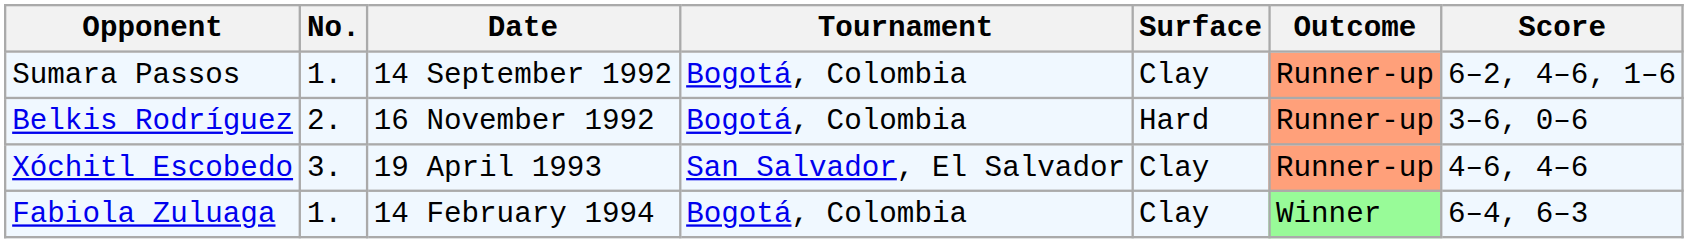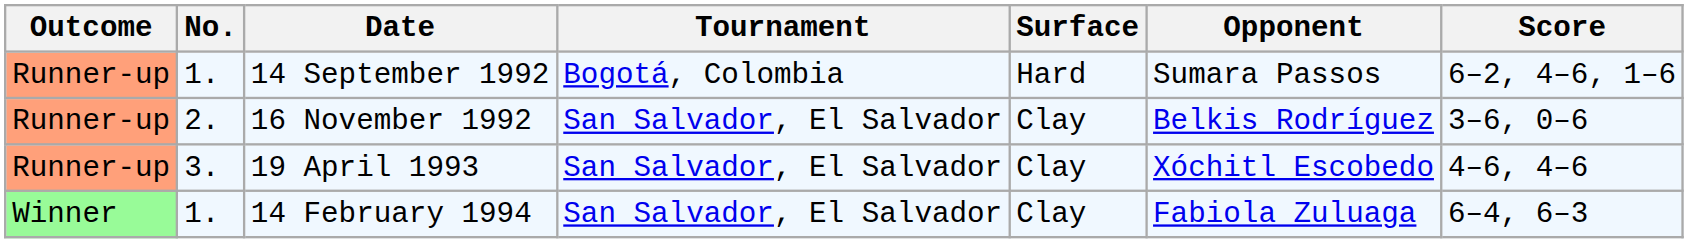columns swapped: (1355, 28) <-> (153, 28)
(1174, 74) Clay -> (1051, 74) Hard
(827, 121) Bogotá, Colombia -> (783, 121) San Salvador, El Salvador
(1174, 121) Hard -> (1051, 121) Clay
(827, 214) Bogotá, Colombia -> (783, 214) San Salvador, El Salvador
